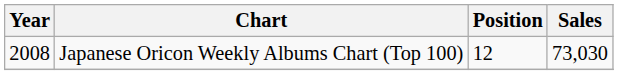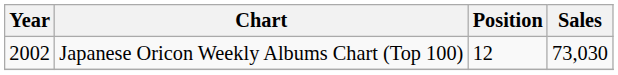(30, 52) 2008 -> (30, 52) 2002
